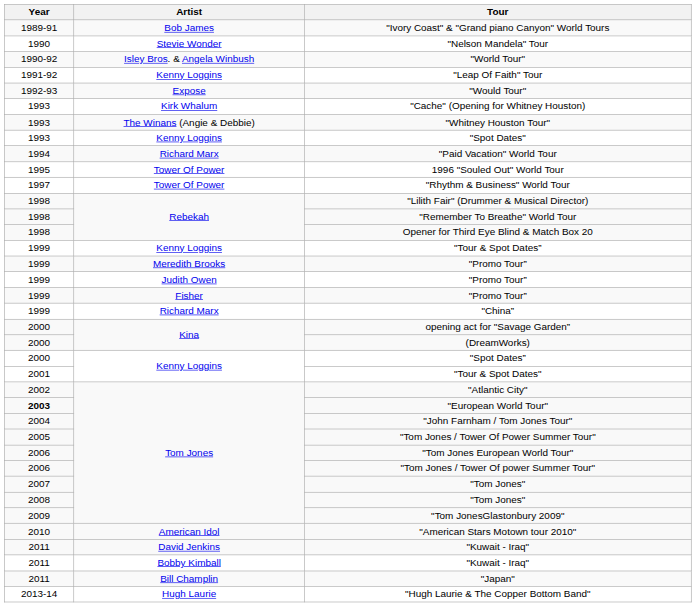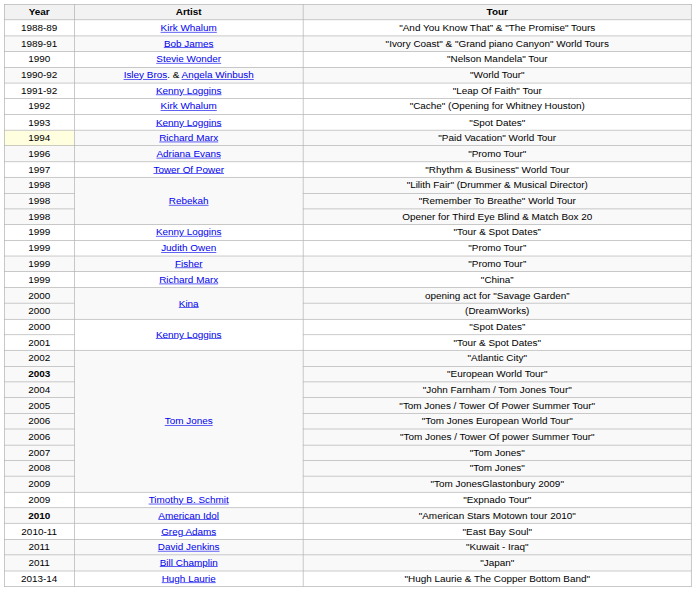+ row: (189, 28)
- row: (189, 91)
(39, 106) 1993 -> (39, 106) 1992
- row: (189, 122)
(39, 153) no background -> (39, 138) lightyellow background
- row: (189, 169)
+ row: (189, 153)
- row: (189, 264)
+ row: (189, 500)
(39, 531) normal -> (39, 515) bold
+ row: (189, 531)
- row: (189, 563)
